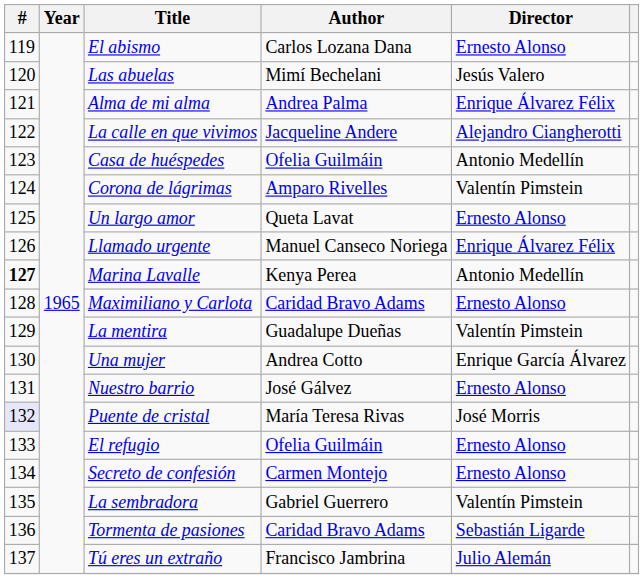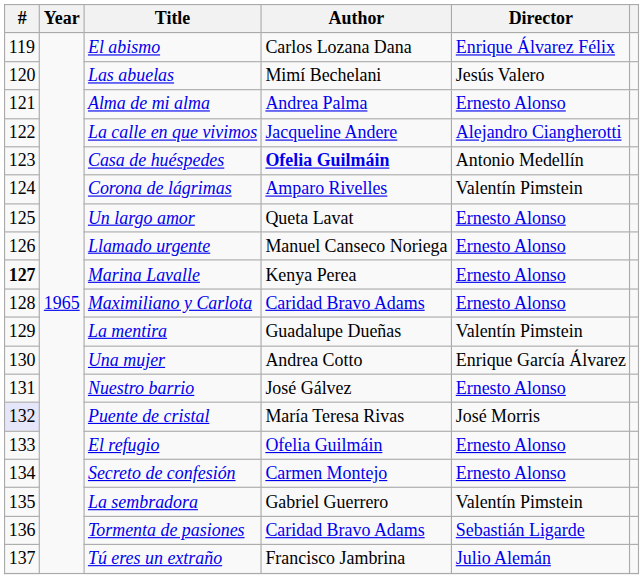(511, 47) Ernesto Alonso -> (535, 47) Enrique Álvarez Félix
(535, 103) Enrique Álvarez Félix -> (511, 103) Ernesto Alonso
(324, 160) normal -> (327, 160) bold
(535, 246) Enrique Álvarez Félix -> (511, 246) Ernesto Alonso
(520, 274) Antonio Medellín -> (511, 274) Ernesto Alonso
